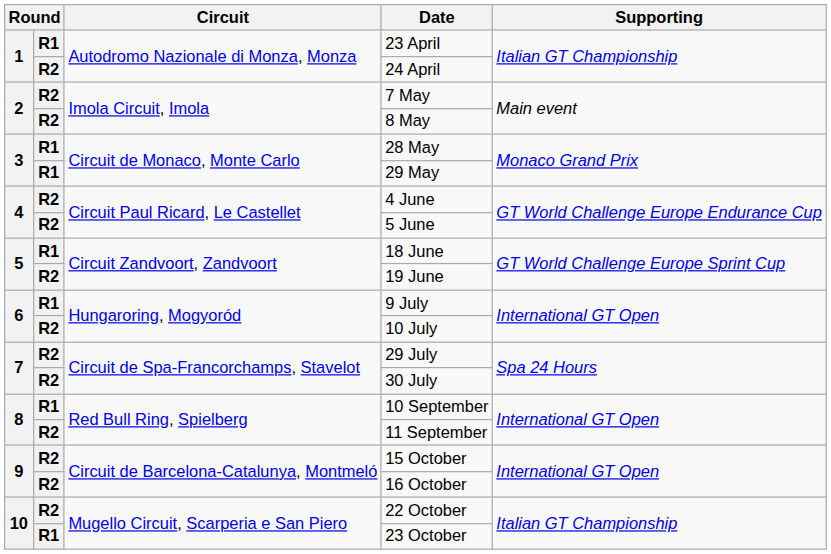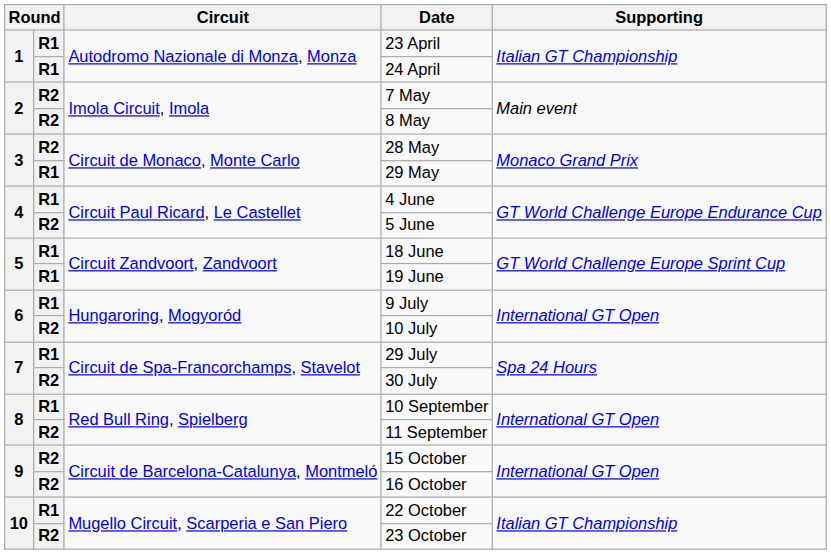(49, 69) R2 -> (49, 69) R1
(49, 147) R1 -> (49, 147) R2
(49, 199) R2 -> (49, 199) R1
(49, 277) R2 -> (49, 277) R1
(49, 354) R2 -> (49, 354) R1
(49, 510) R2 -> (49, 510) R1
(49, 536) R1 -> (49, 536) R2
